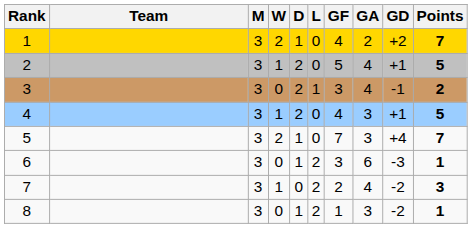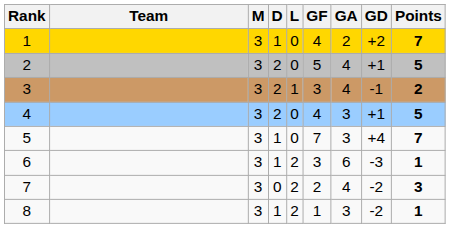- column: (279, 16)
